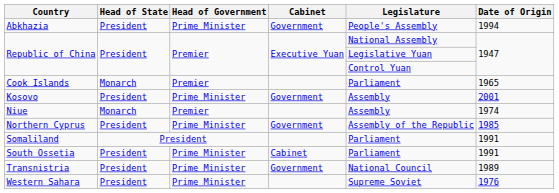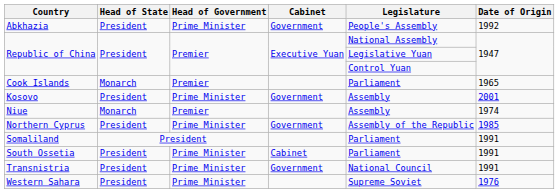(489, 26) 1994 -> (489, 26) 1992
(489, 168) 1989 -> (489, 168) 1991
